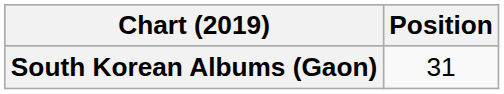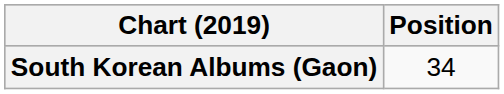(441, 66) 31 -> (441, 66) 34
